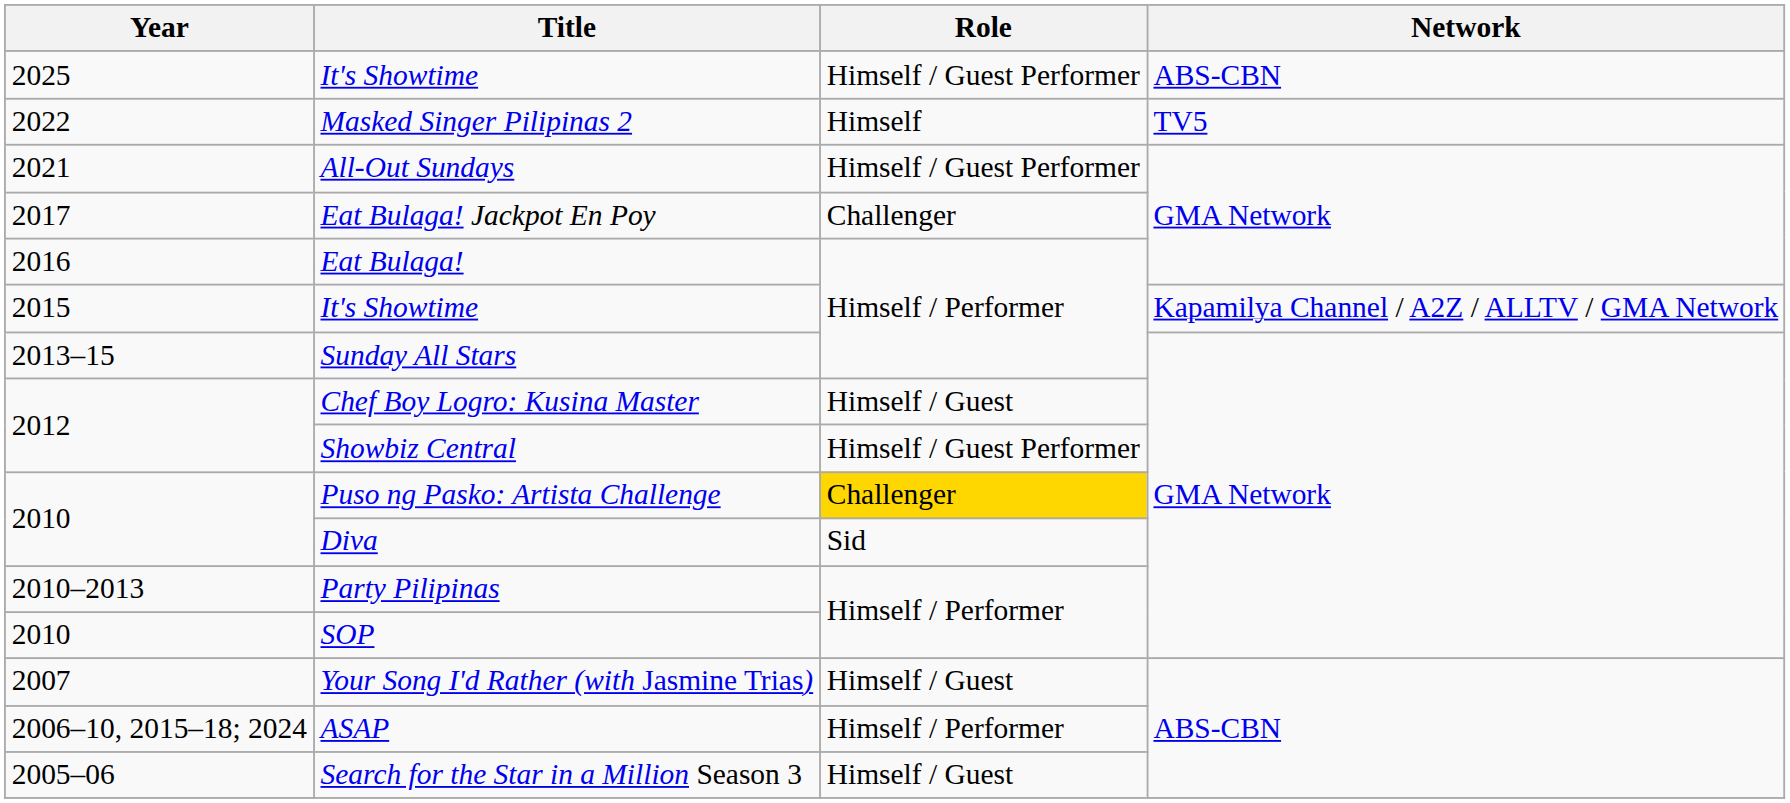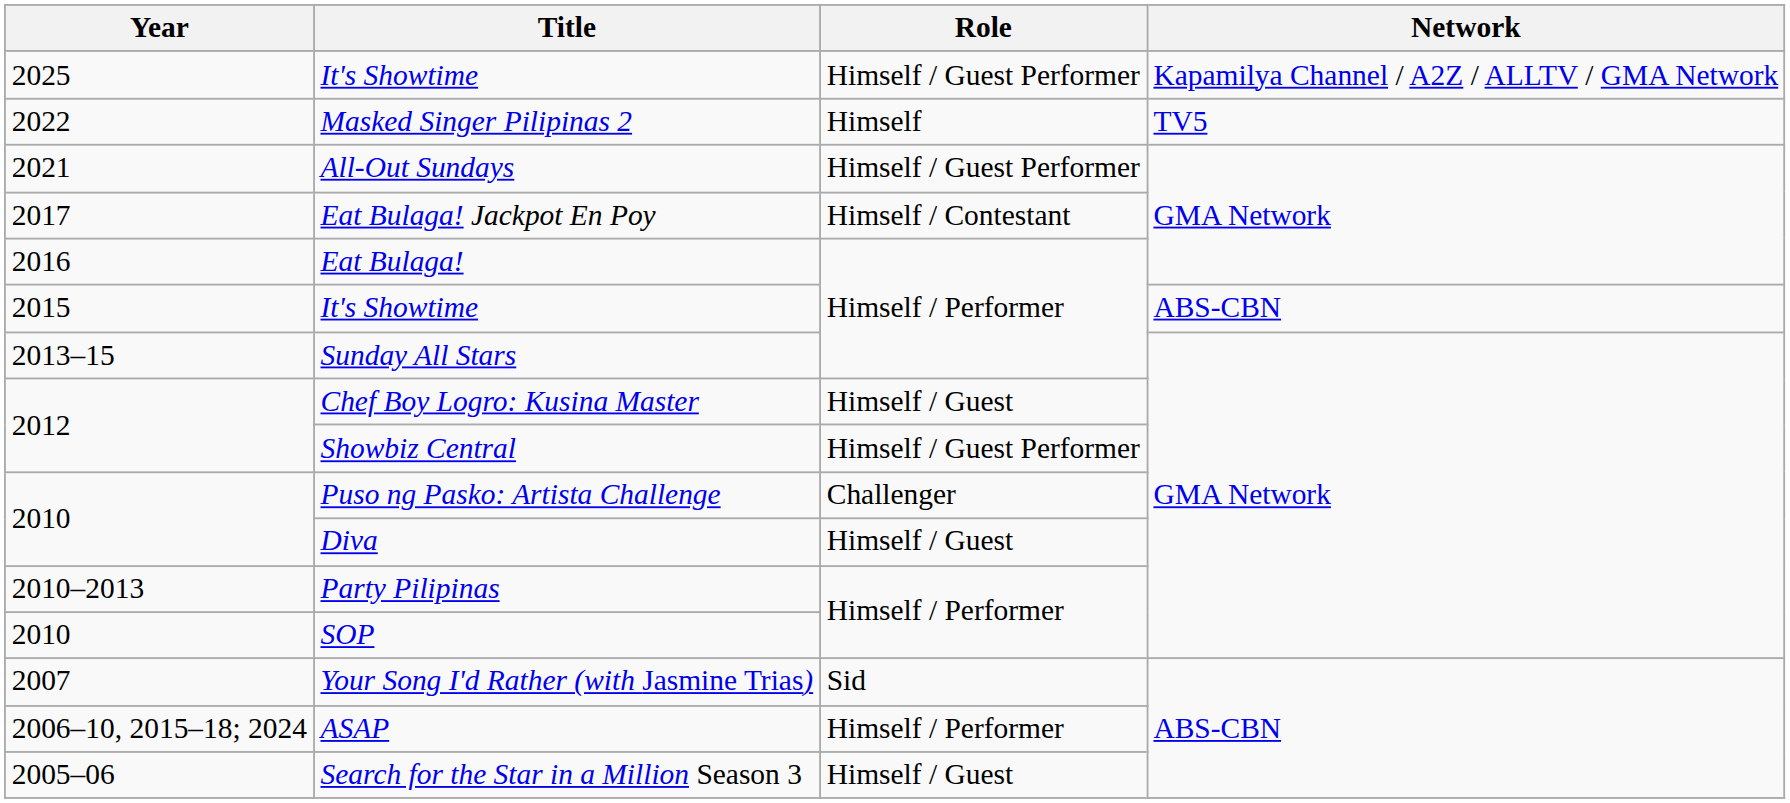(1217, 74) ABS-CBN -> (1466, 74) Kapamilya Channel / A2Z / ALLTV / GMA Network
(891, 214) Challenger -> (949, 214) Himself / Contestant
(1466, 307) Kapamilya Channel / A2Z / ALLTV / GMA Network -> (1217, 307) ABS-CBN
(891, 494) gold background -> (891, 494) no background
(846, 541) Sid -> (920, 541) Himself / Guest
(920, 681) Himself / Guest -> (846, 681) Sid
